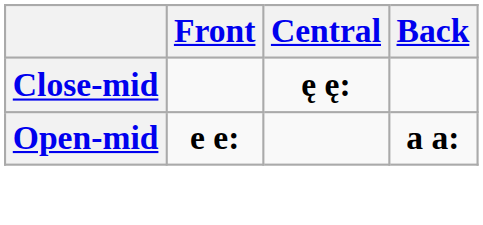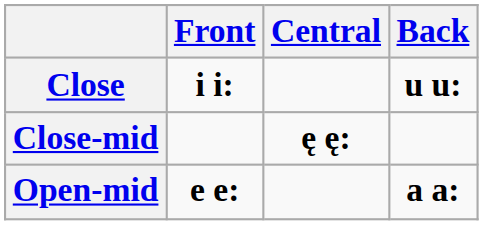+ row: (86, 84)
